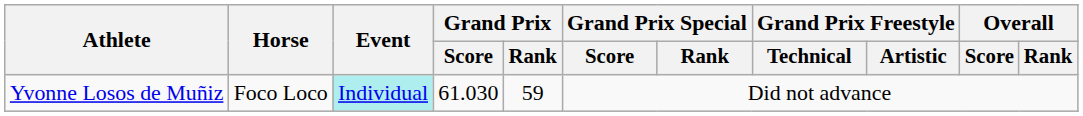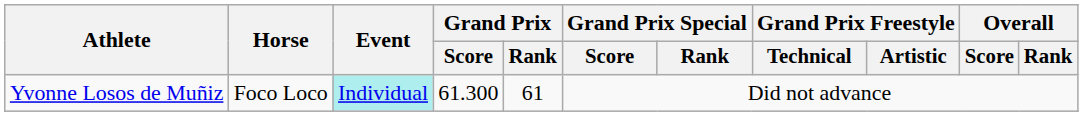(468, 93) 61.030 -> (468, 93) 61.300
(533, 93) 59 -> (533, 93) 61
